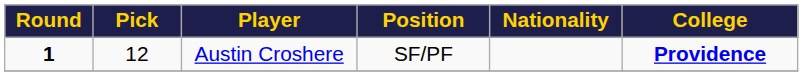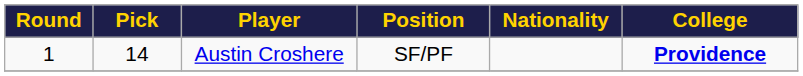(49, 53) bold -> (49, 53) normal
(137, 53) 12 -> (137, 53) 14
